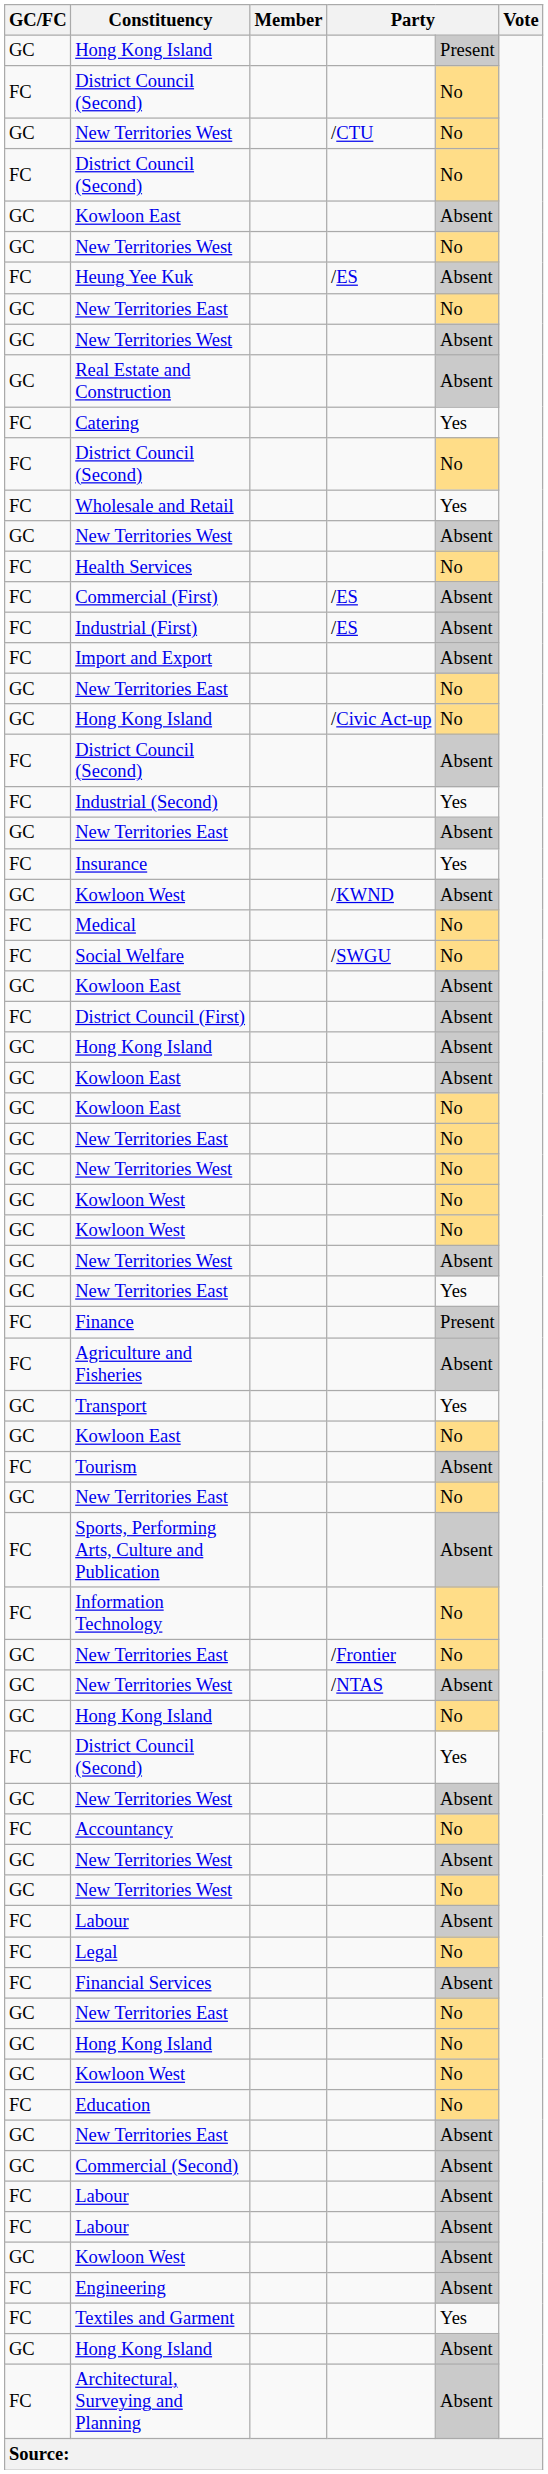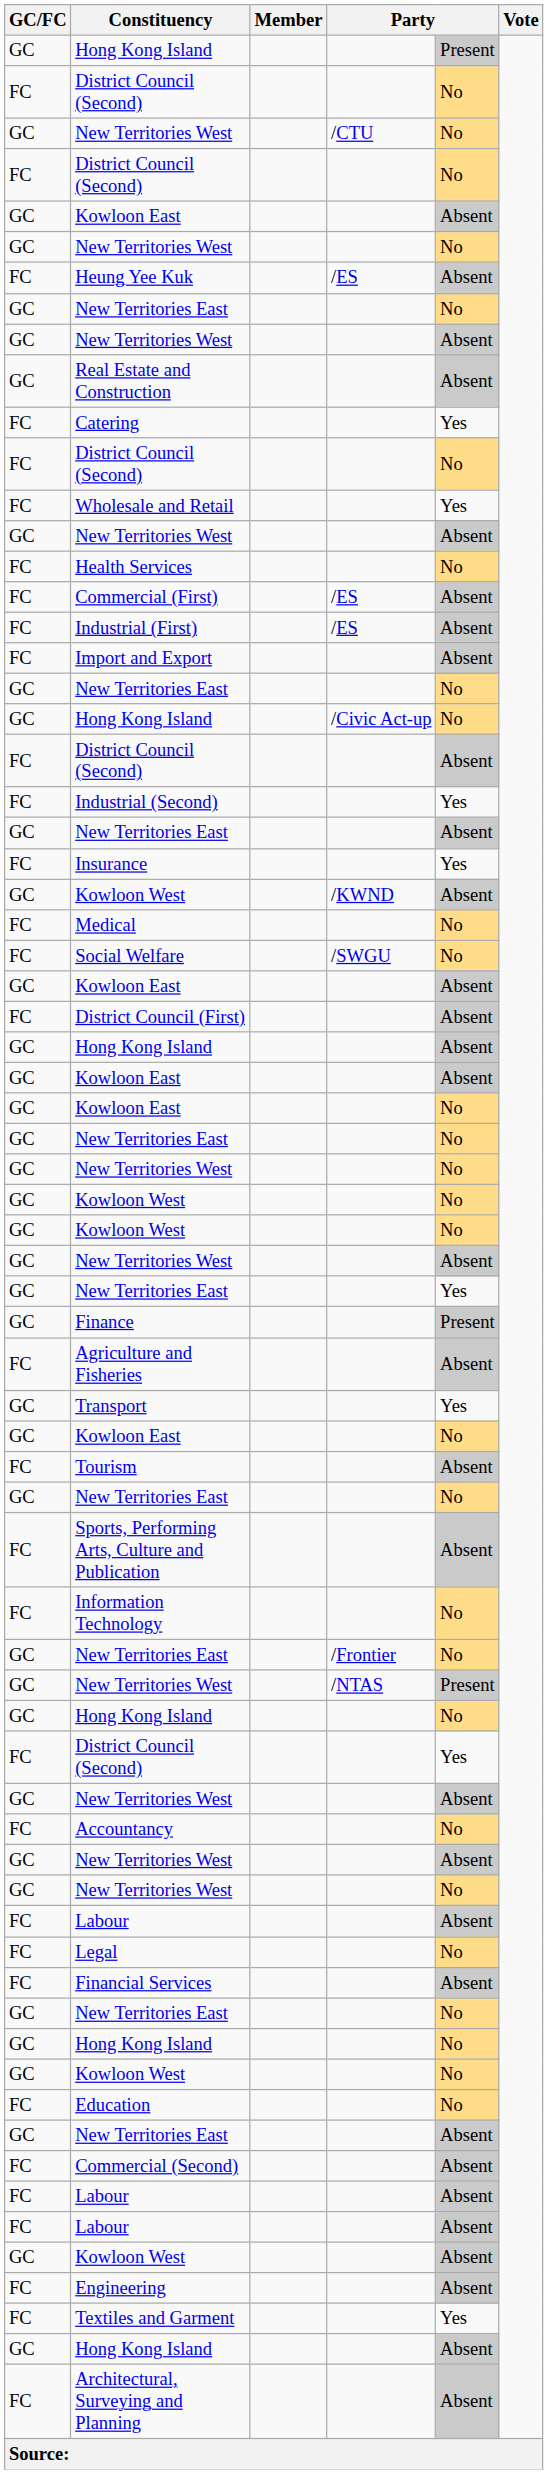(20, 1322) FC -> (22, 1322) GC
(466, 1685) Absent -> (467, 1685) Present
(22, 2165) GC -> (20, 2165) FC
